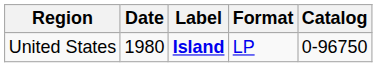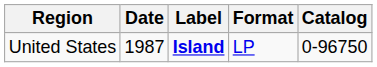(144, 47) 1980 -> (144, 47) 1987
